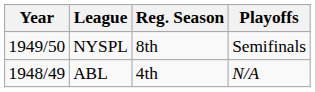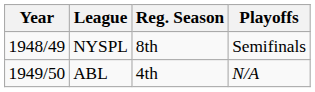(37, 45) 1949/50 -> (37, 45) 1948/49
(37, 73) 1948/49 -> (37, 73) 1949/50
